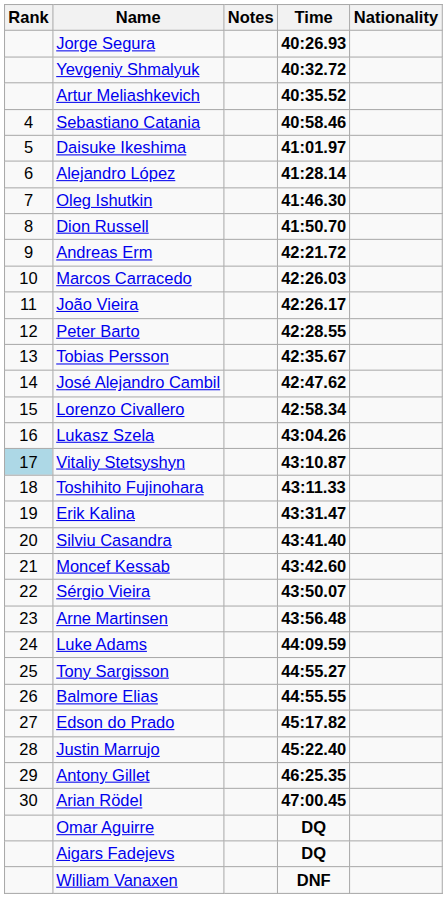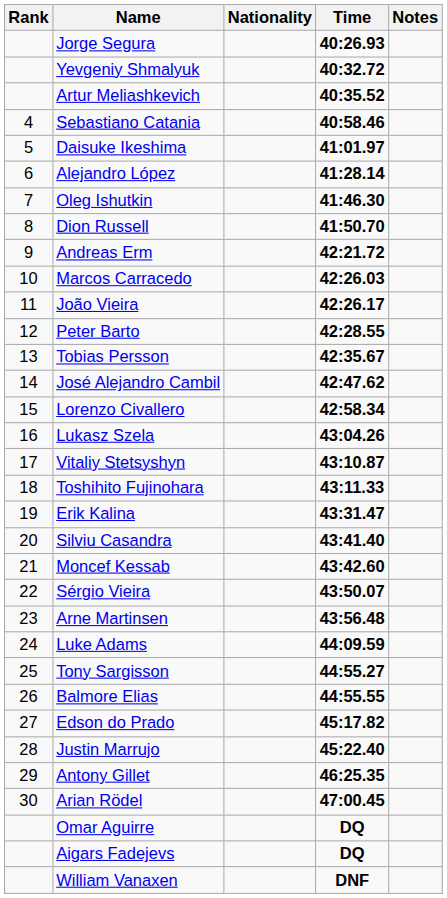columns swapped: (396, 17) <-> (251, 17)
(28, 461) lightblue background -> (28, 461) no background
